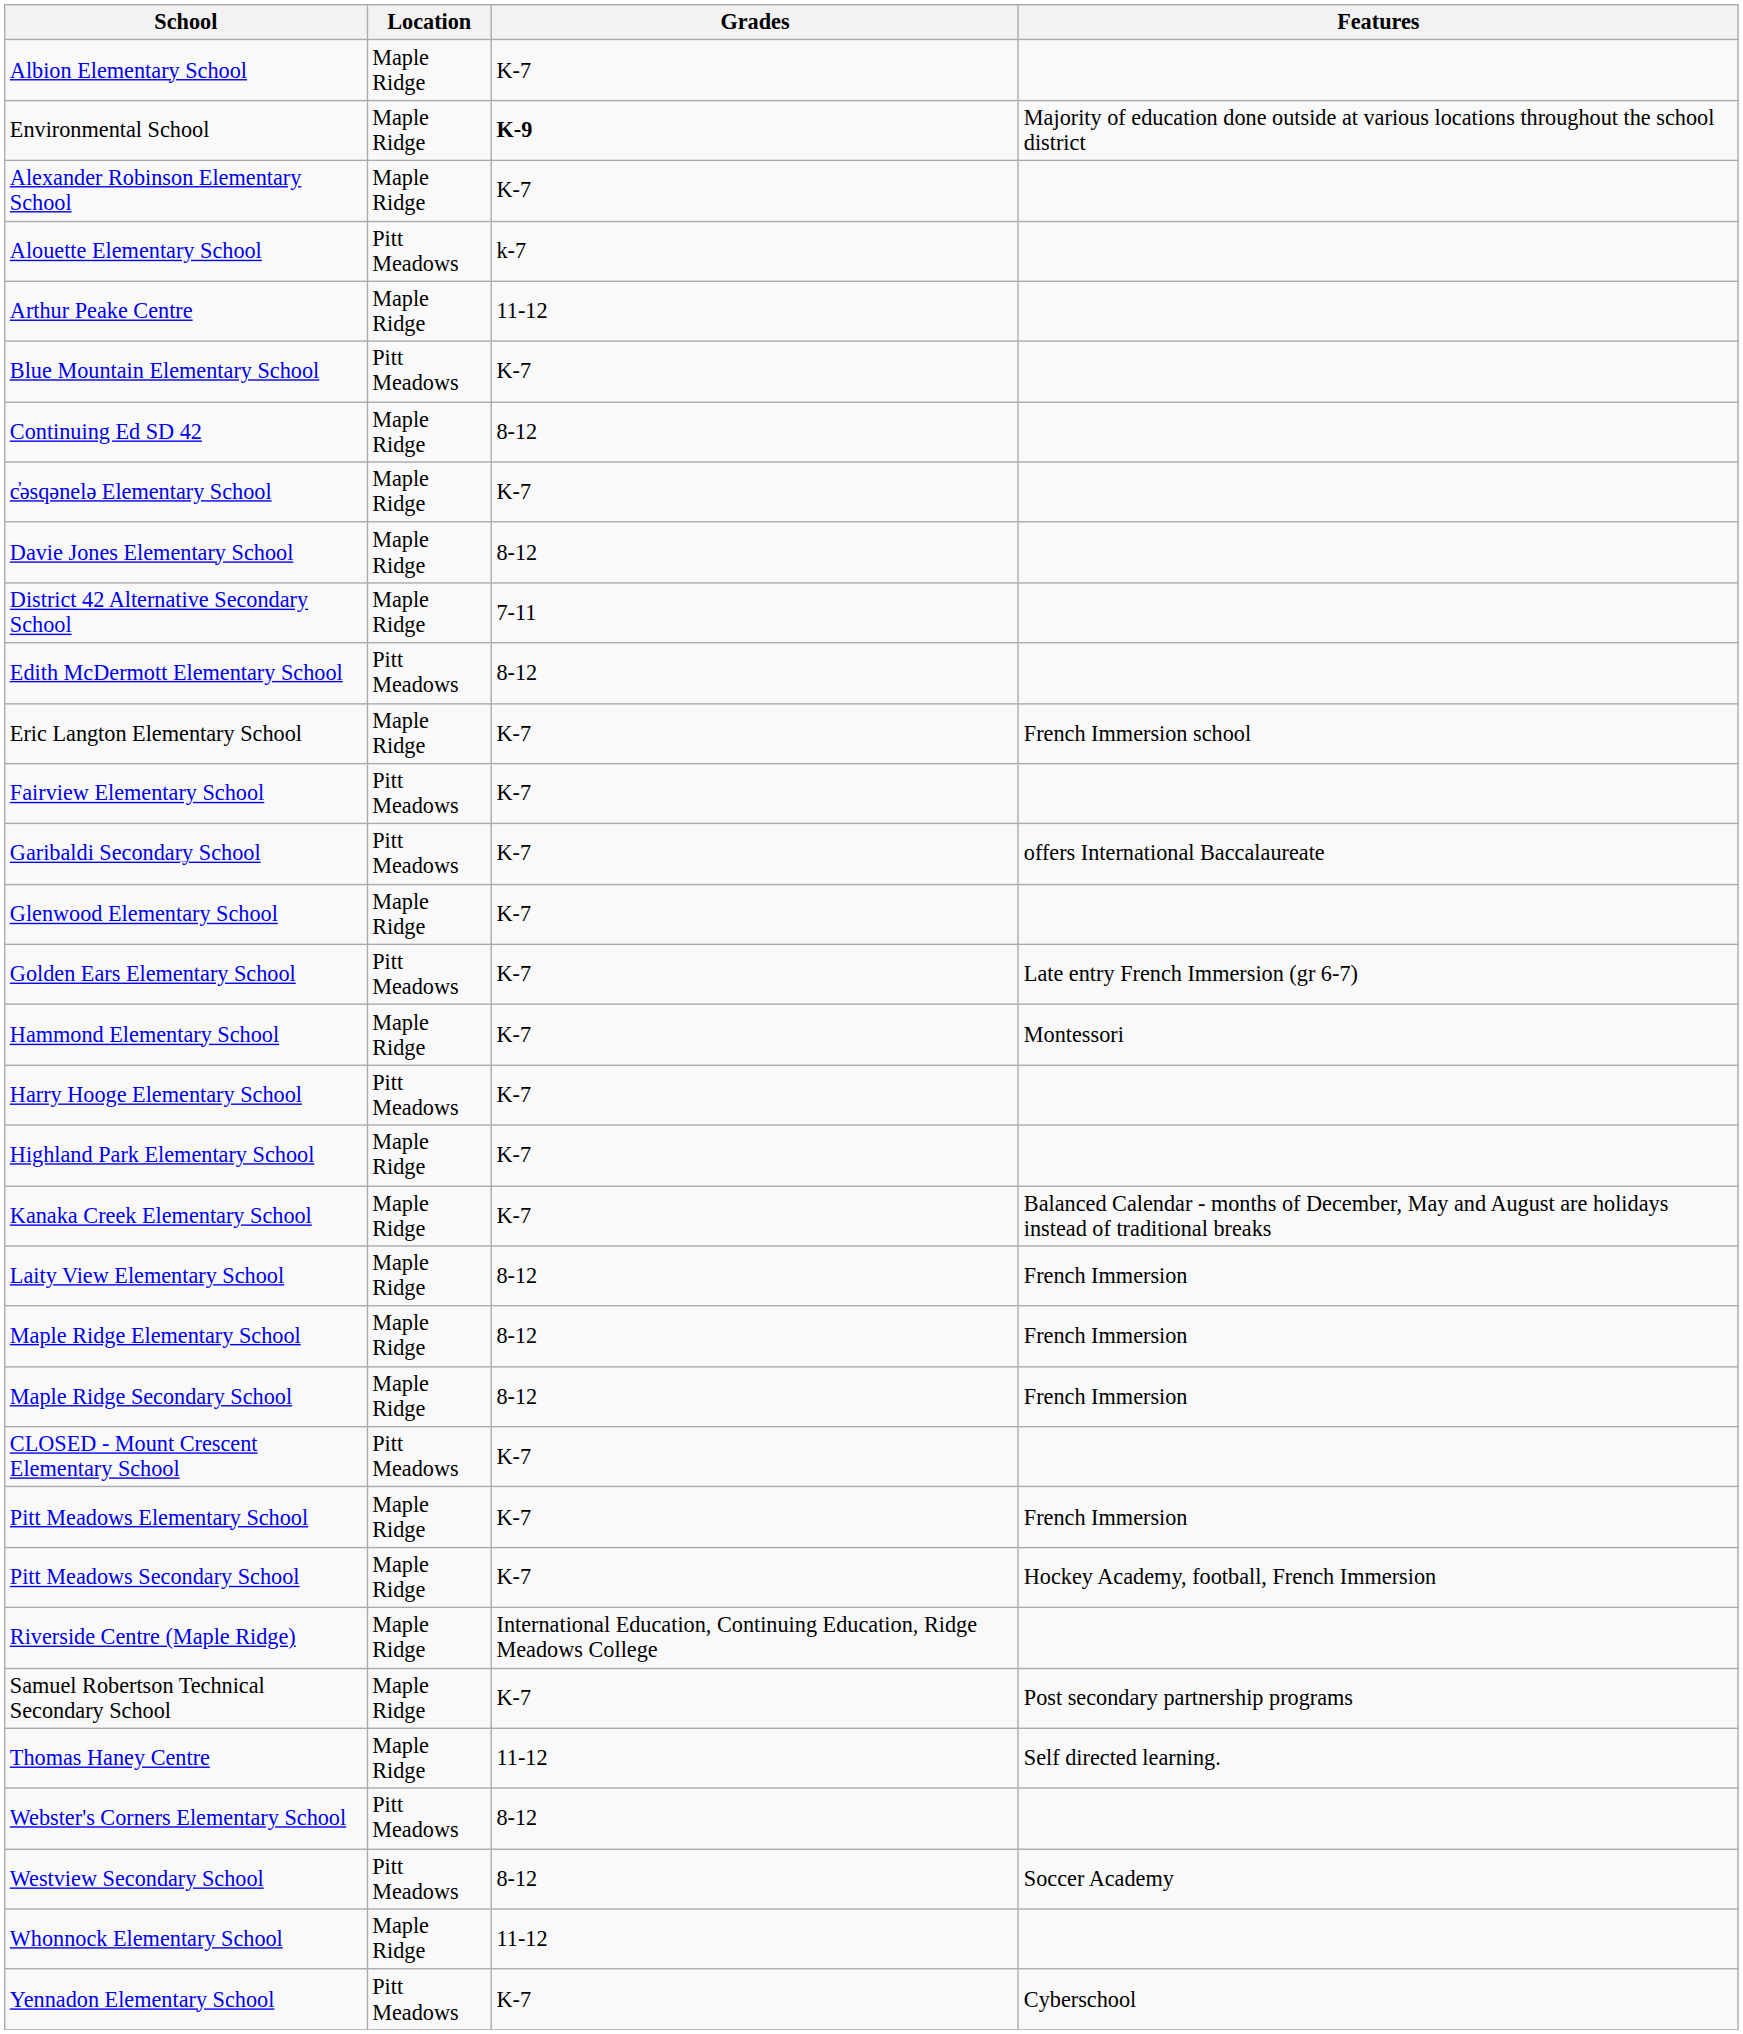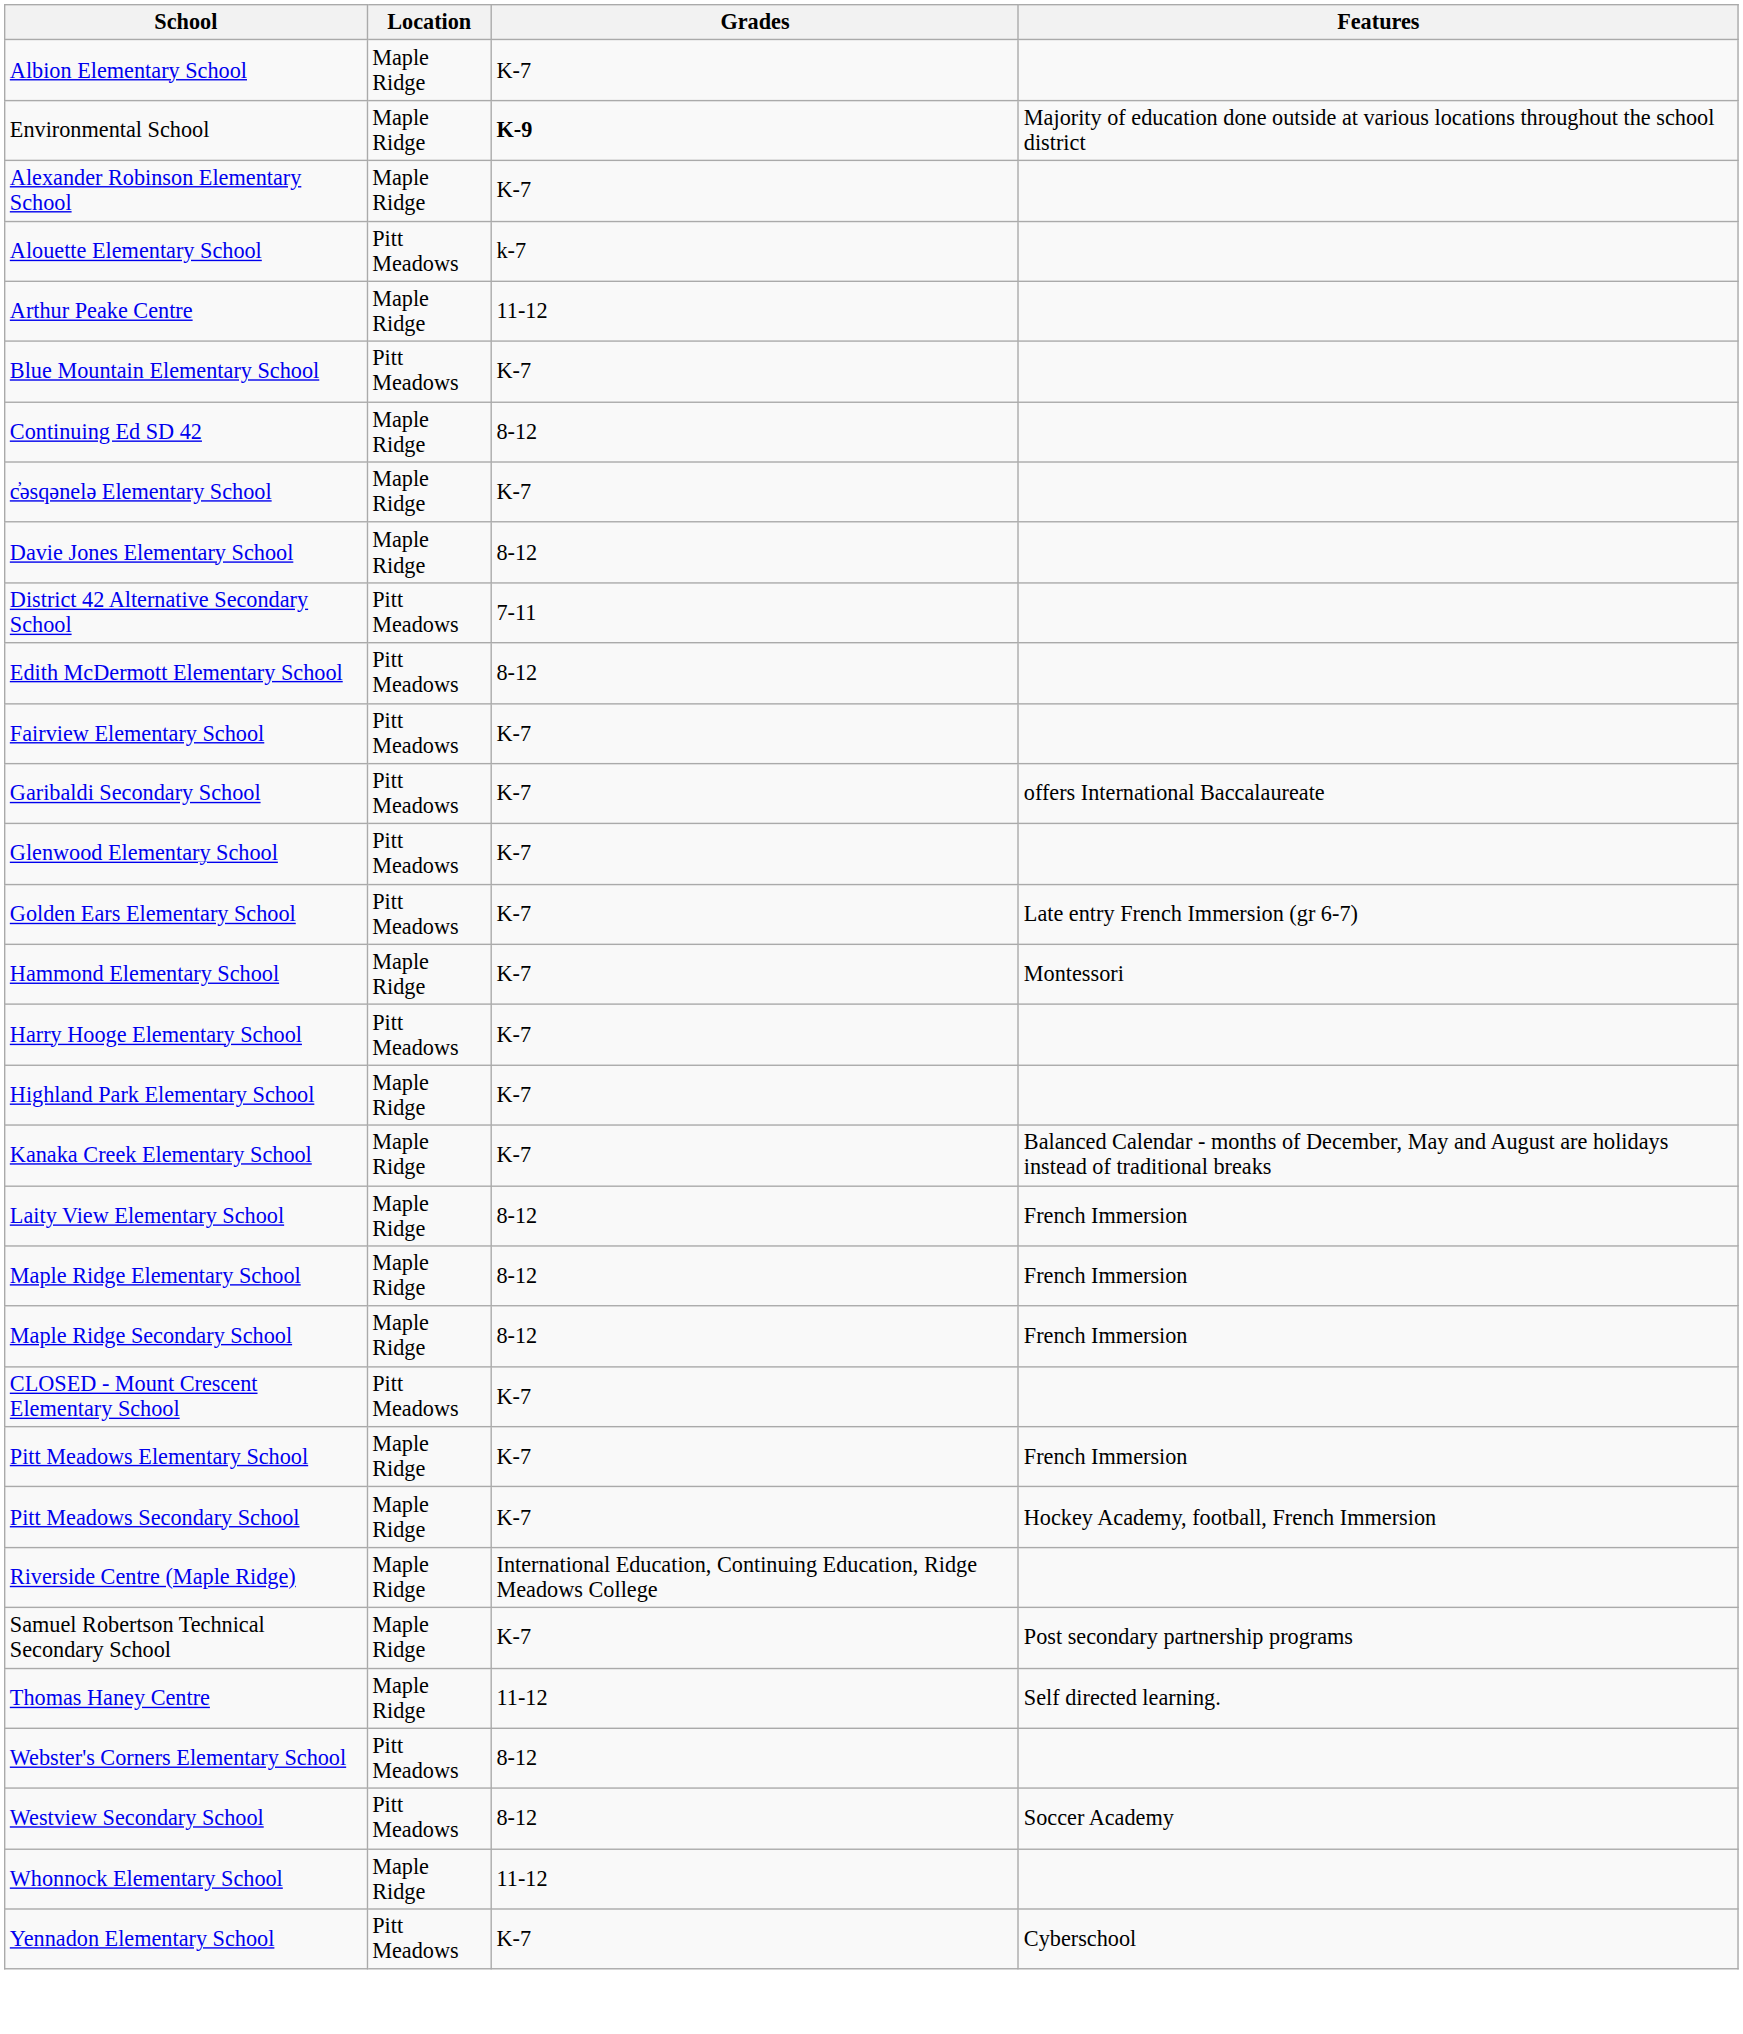(401, 612) Maple Ridge -> (415, 612) Pitt Meadows
- row: (156, 733)
(401, 913) Maple Ridge -> (415, 853) Pitt Meadows
